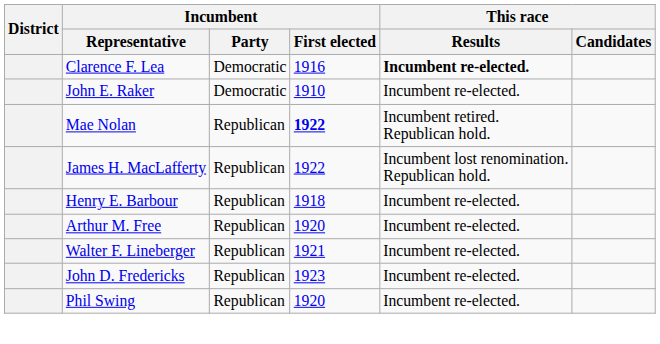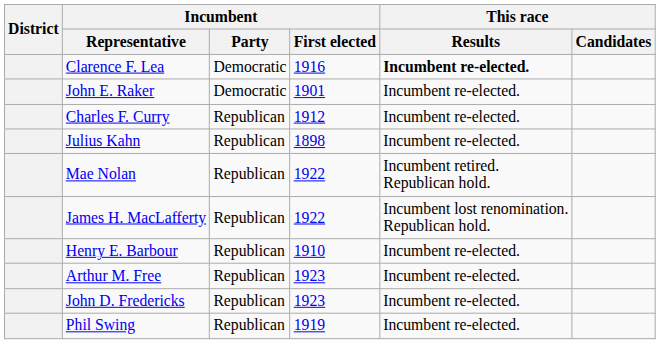(309, 91) 1910 -> (309, 91) 1901
+ row: (118, 116)
+ row: (103, 141)
(309, 125) bold -> (309, 174) normal
(309, 201) 1918 -> (309, 251) 1910
(309, 226) 1920 -> (309, 276) 1923
- row: (130, 251)
(309, 300) 1920 -> (309, 325) 1919
